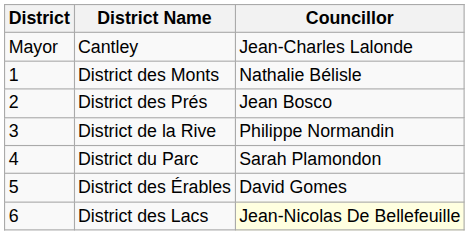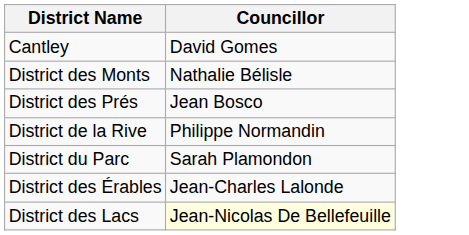- column: (39, 18)
(326, 46) Jean-Charles Lalonde -> (224, 46) David Gomes
(293, 187) David Gomes -> (257, 187) Jean-Charles Lalonde
